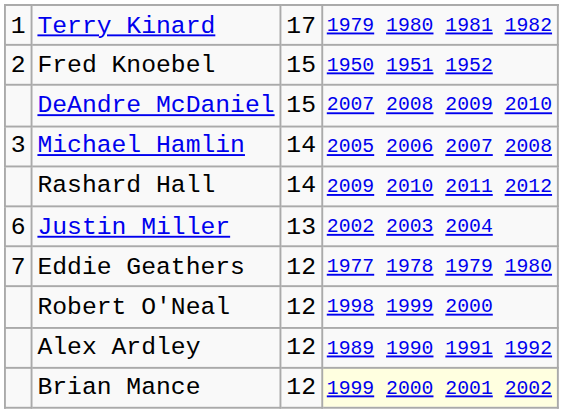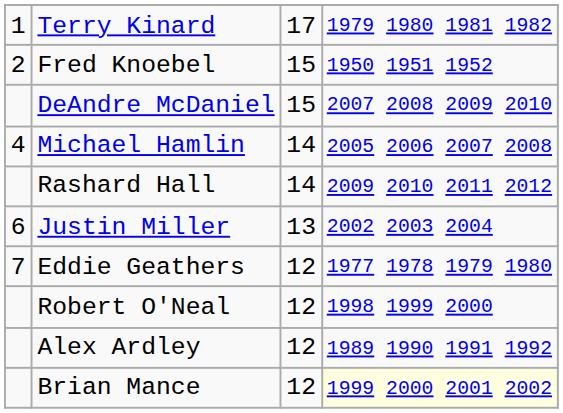(18, 146) 3 -> (18, 146) 4
